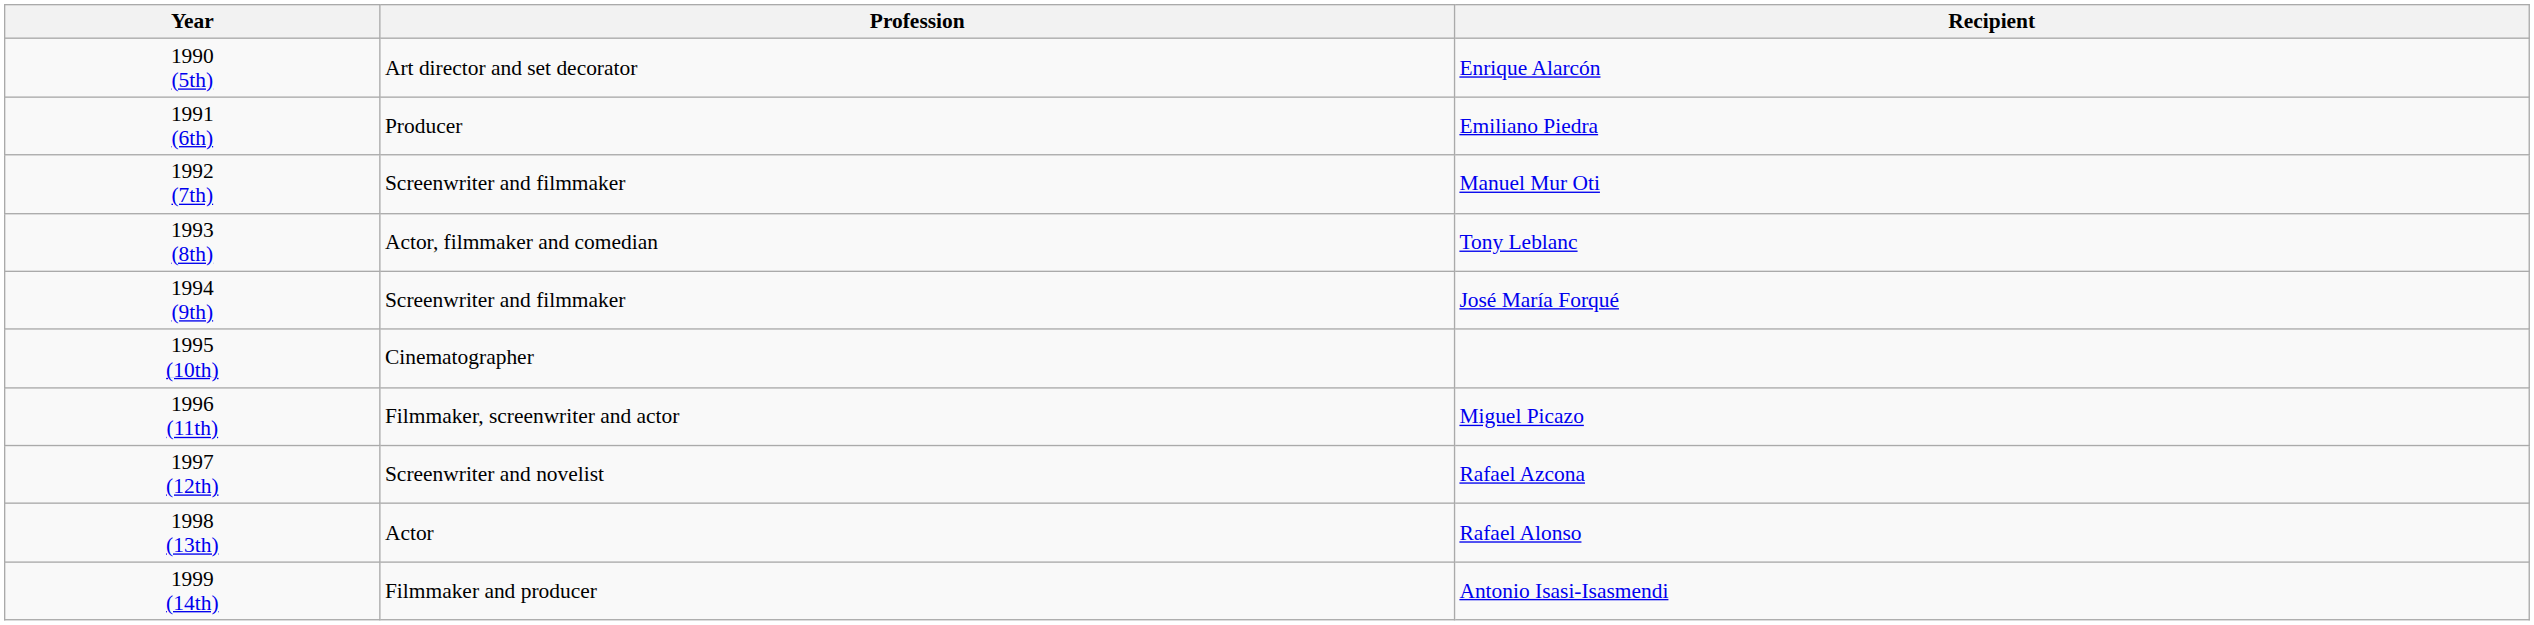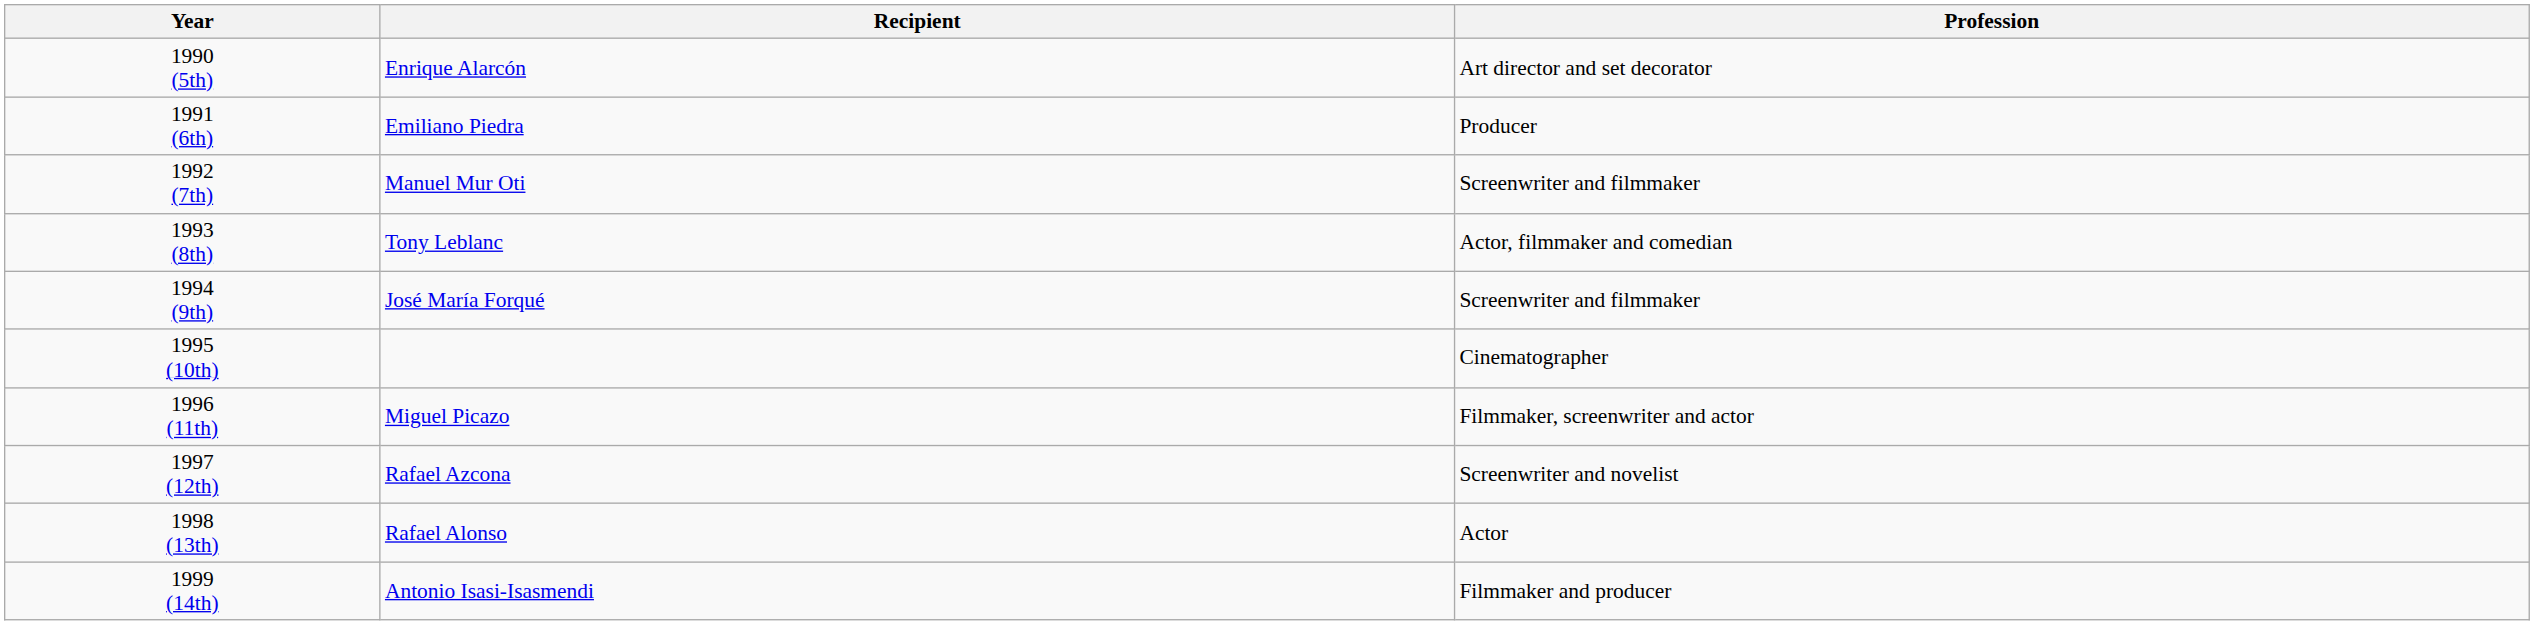columns swapped: (1992, 21) <-> (917, 21)
